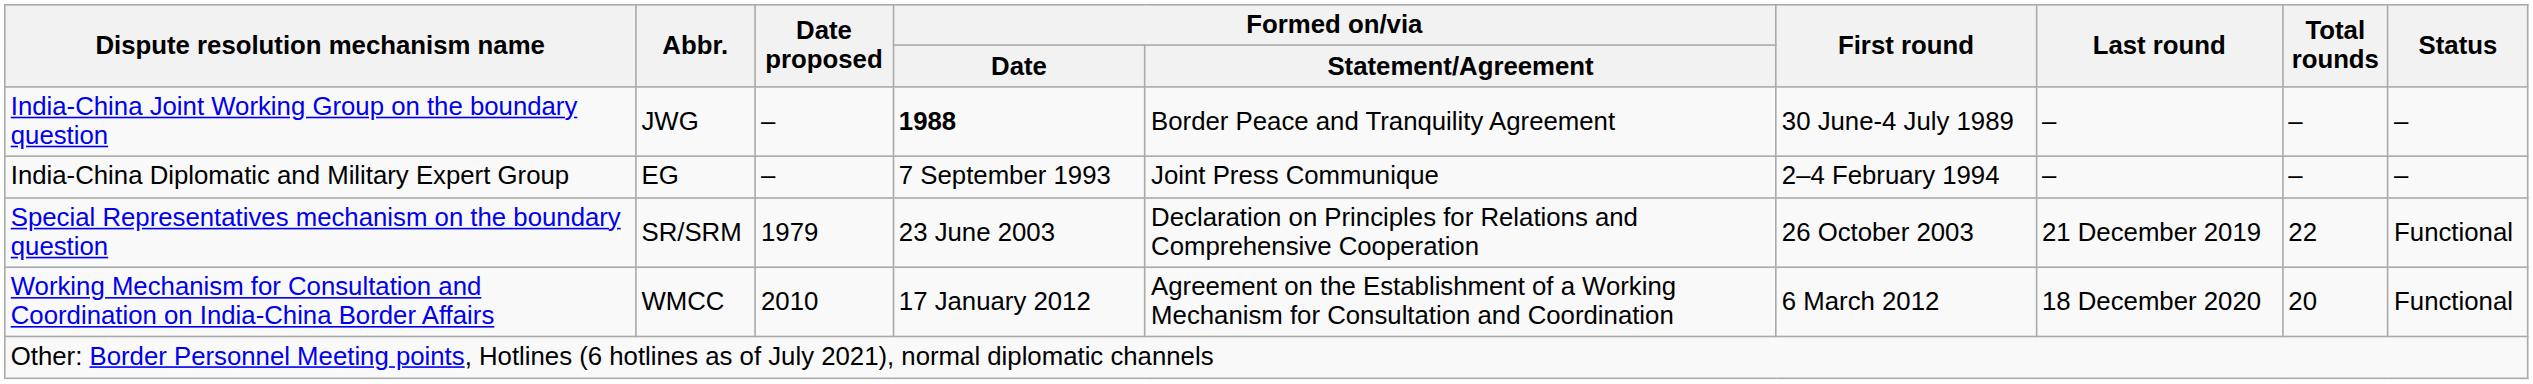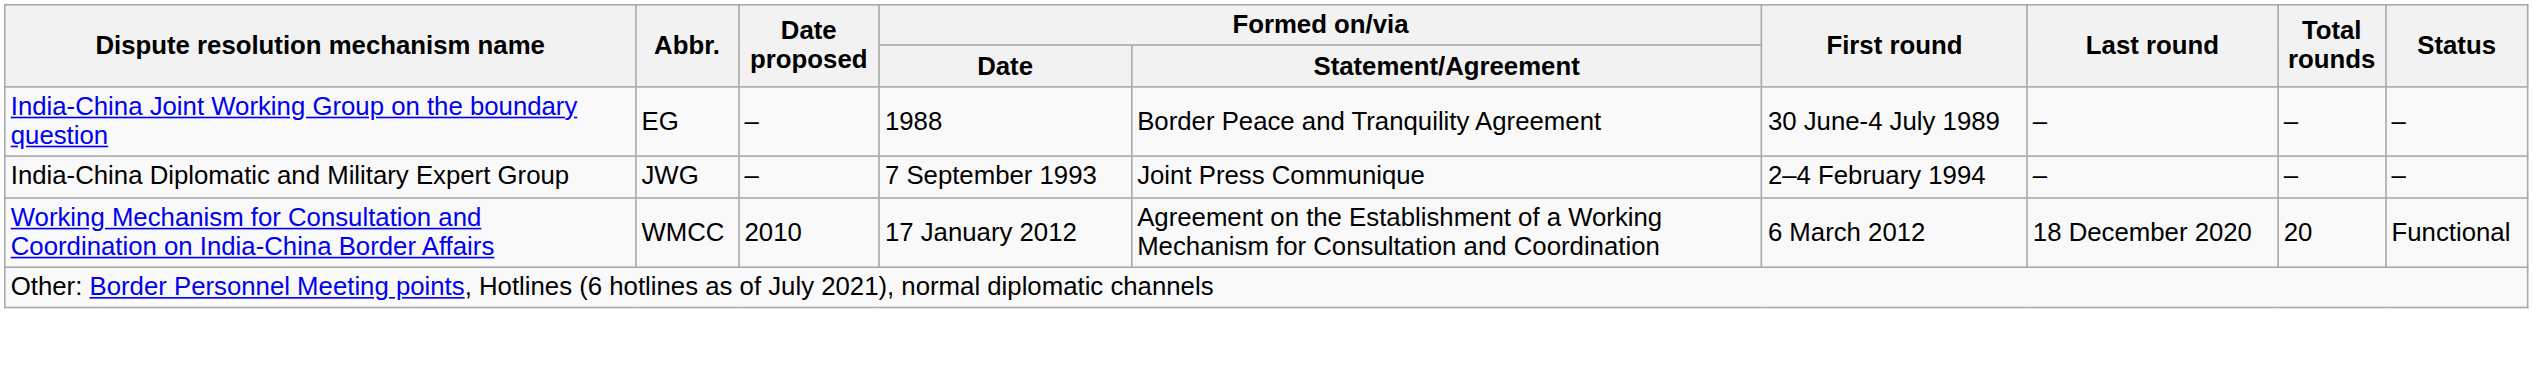(670, 121) JWG -> (660, 121) EG
(927, 121) bold -> (914, 121) normal
(660, 176) EG -> (670, 176) JWG
- row: (316, 231)
